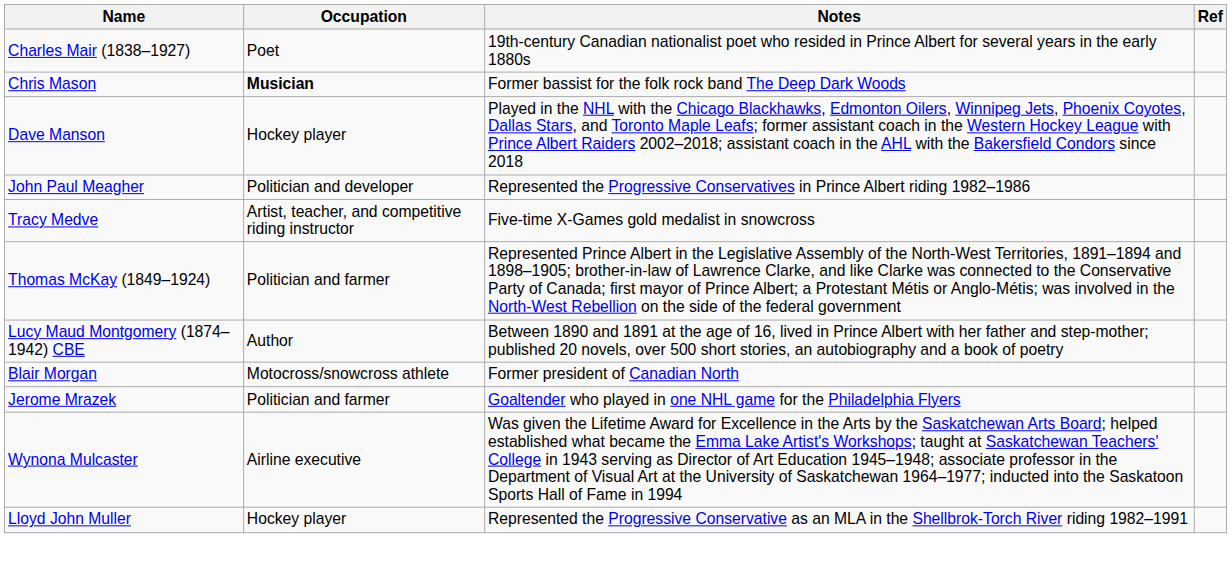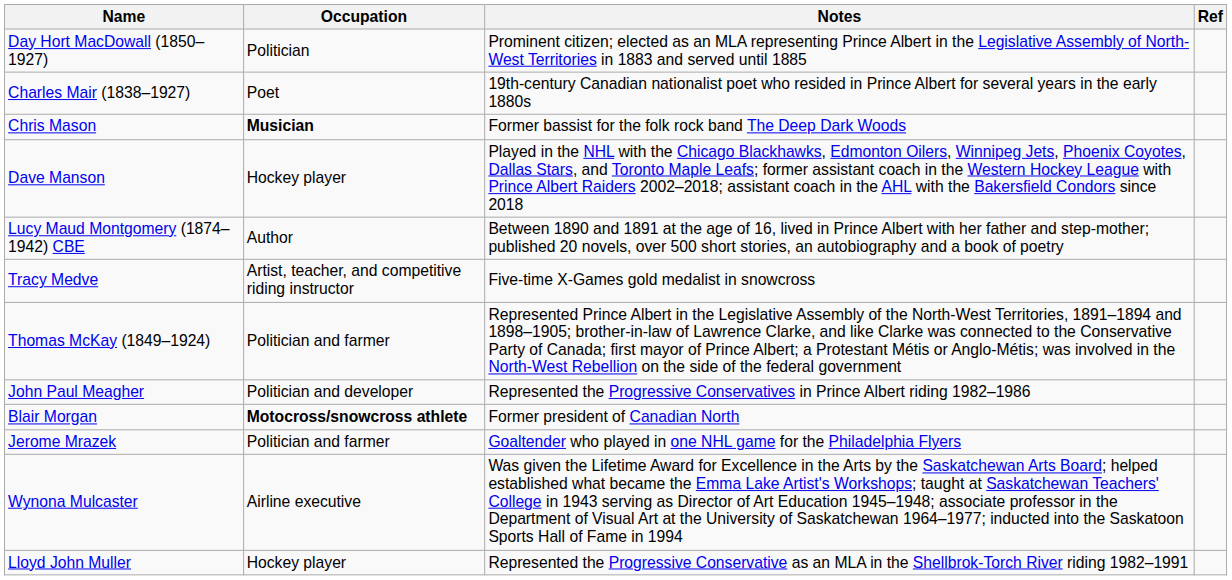+ row: (106, 50)
rows swapped: (76, 186) <-> (119, 340)
(348, 374) normal -> (357, 417) bold
